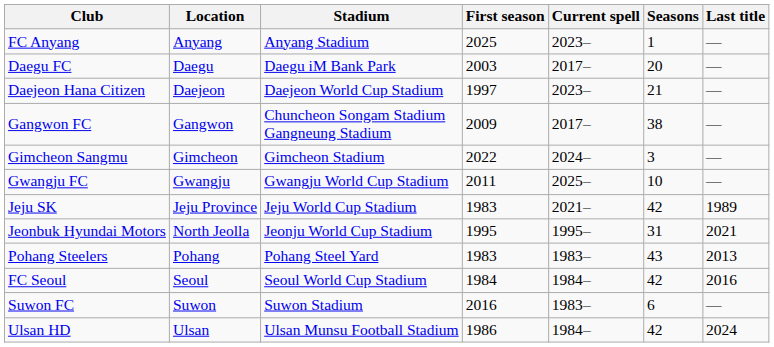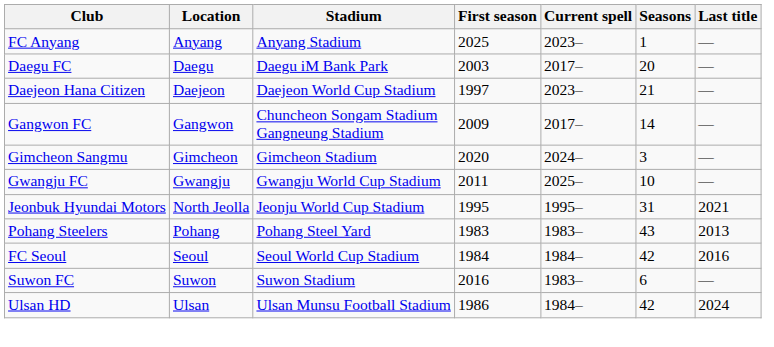(655, 123) 38 -> (647, 123) 14
(481, 157) 2022 -> (474, 157) 2020
- row: (32, 206)
